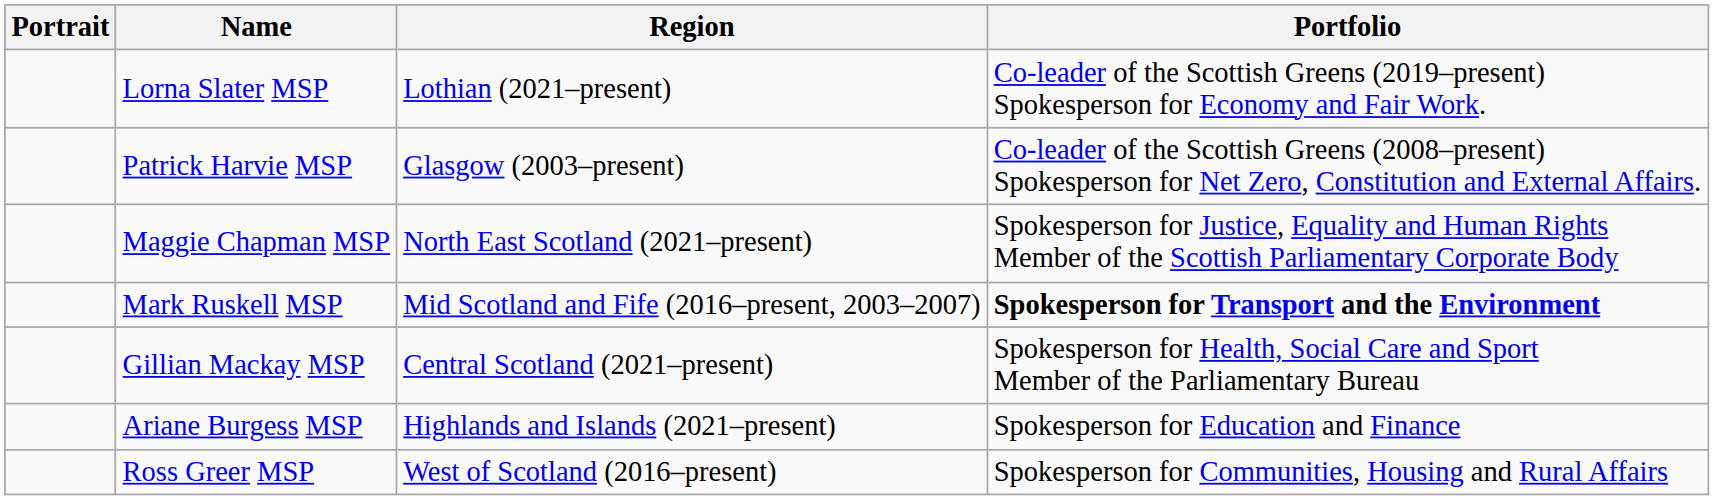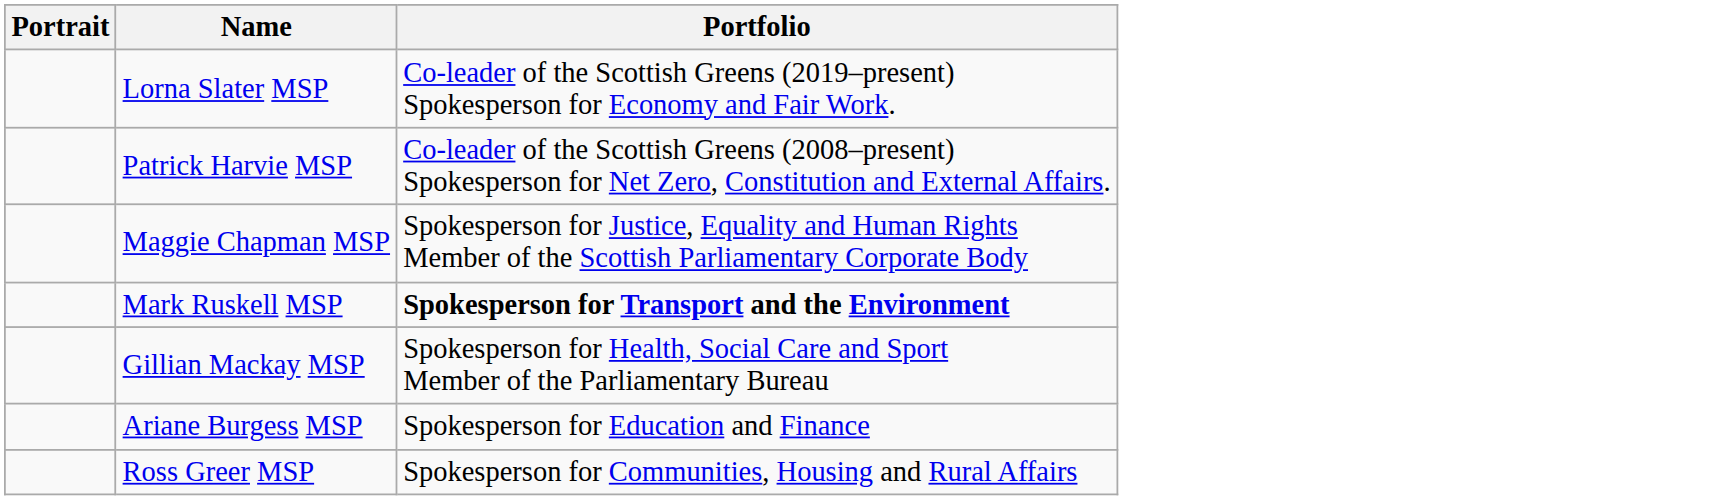- column: (692, 27)
